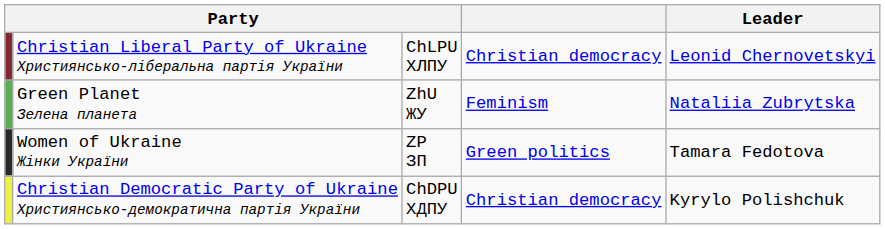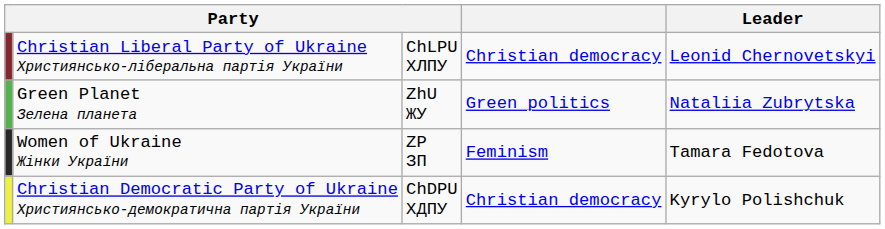(507, 104) Feminism -> (538, 104) Green politics
(538, 152) Green politics -> (507, 152) Feminism
